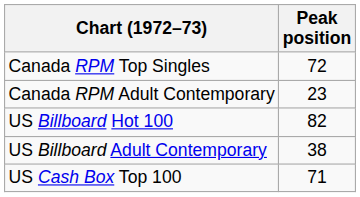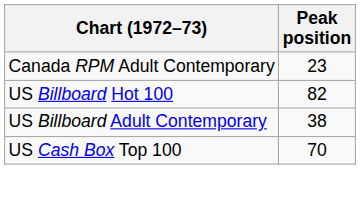- row: (109, 66)
(317, 177) 71 -> (317, 149) 70
